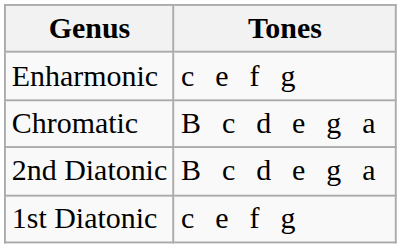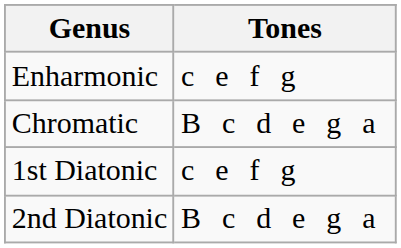rows swapped: (85, 218) <-> (90, 170)
